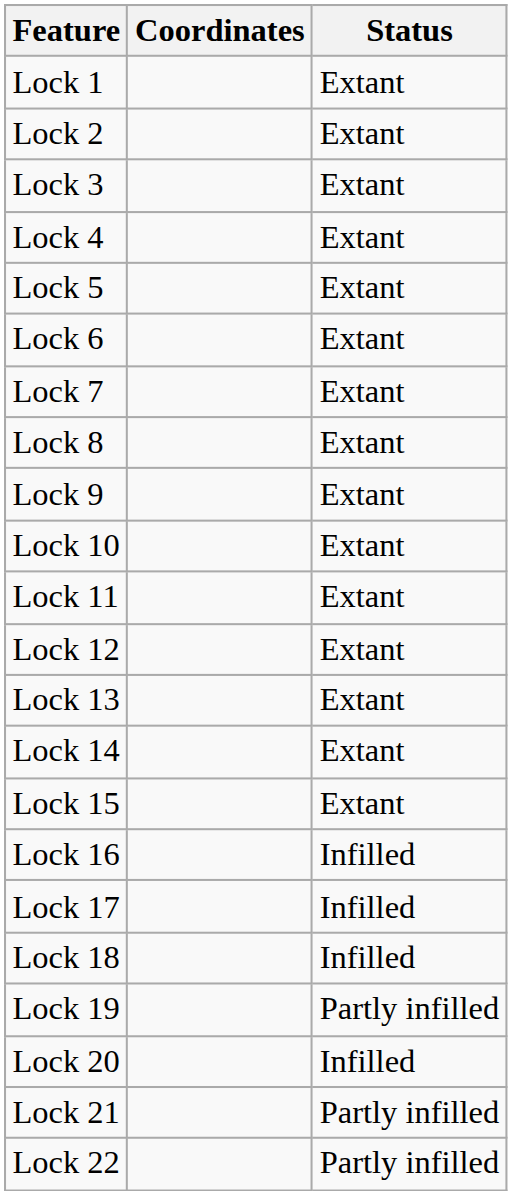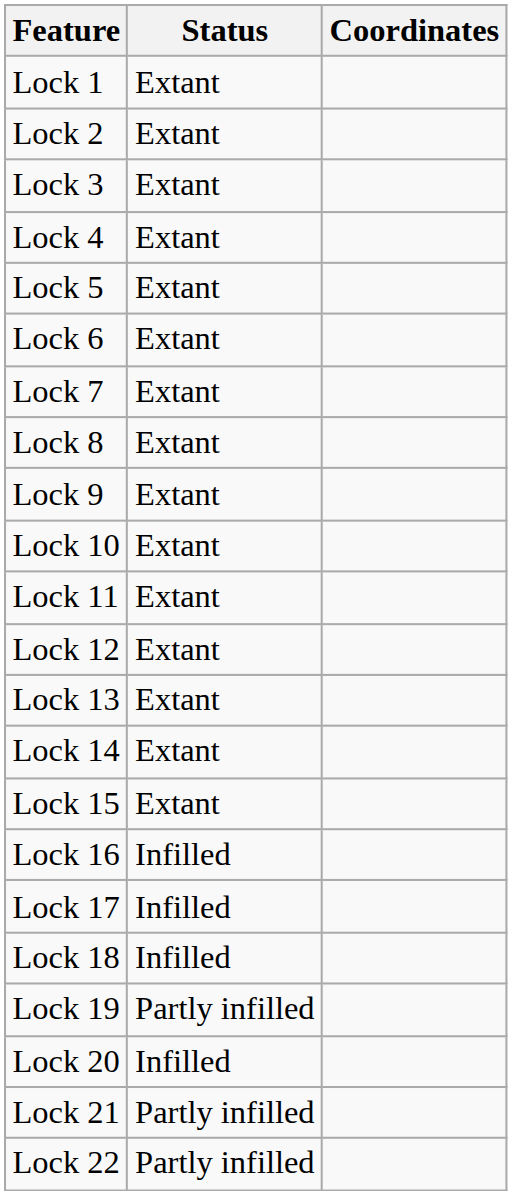columns swapped: (220, 30) <-> (409, 30)
